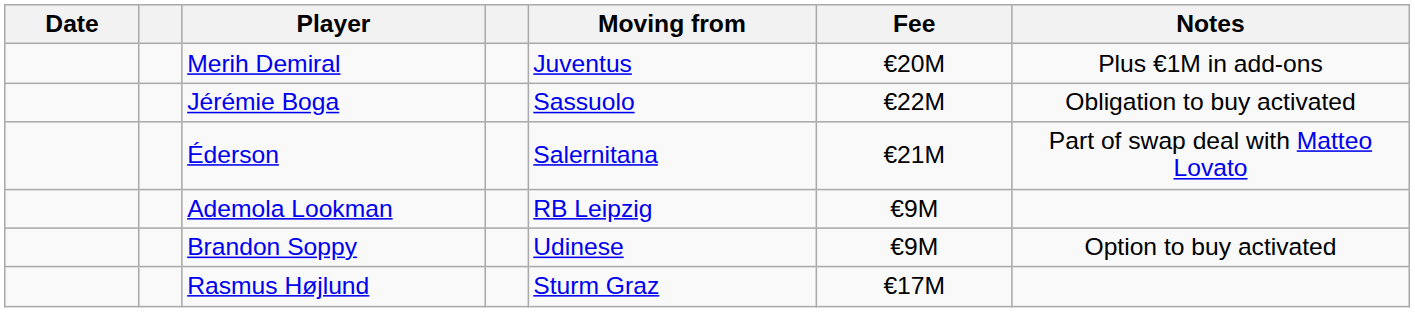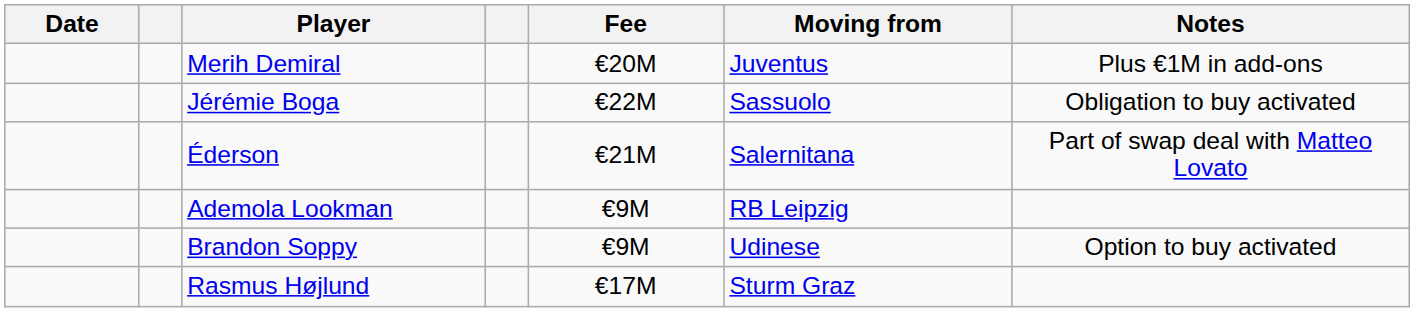columns swapped: (672, 24) <-> (914, 24)
